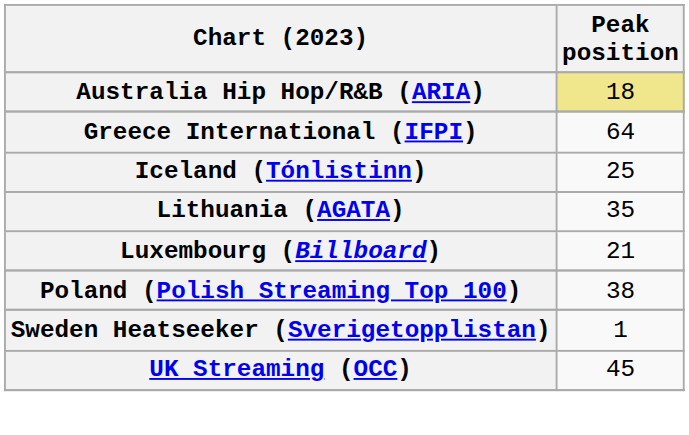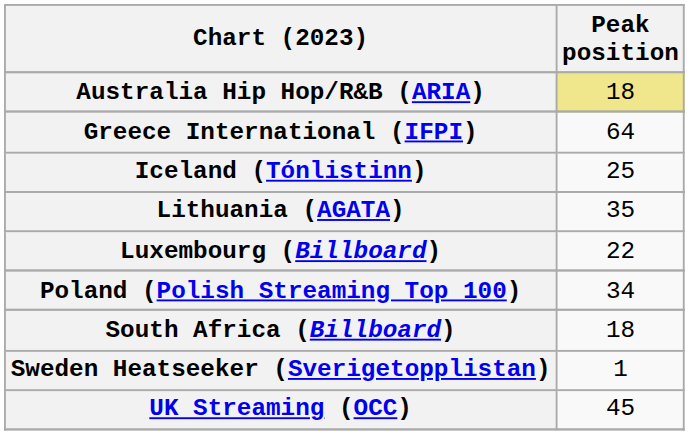(620, 251) 21 -> (620, 251) 22
(620, 291) 38 -> (620, 291) 34
+ row: (281, 330)
